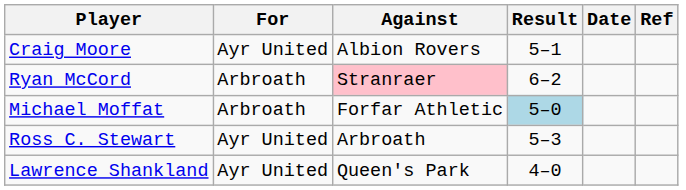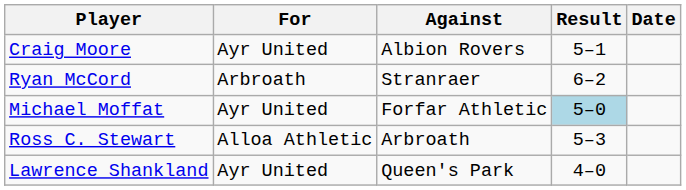- column: (657, 20)
(387, 80) pink background -> (431, 80) no background
(262, 110) Arbroath -> (273, 110) Ayr United
(273, 140) Ayr United -> (295, 140) Alloa Athletic
